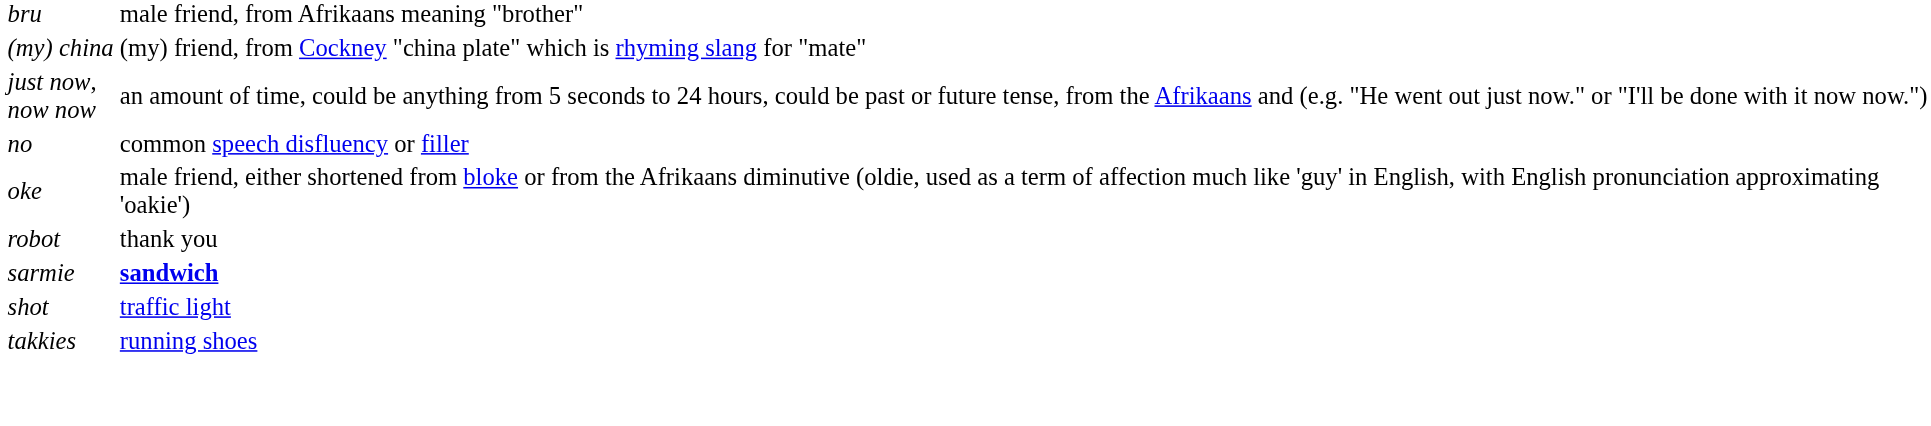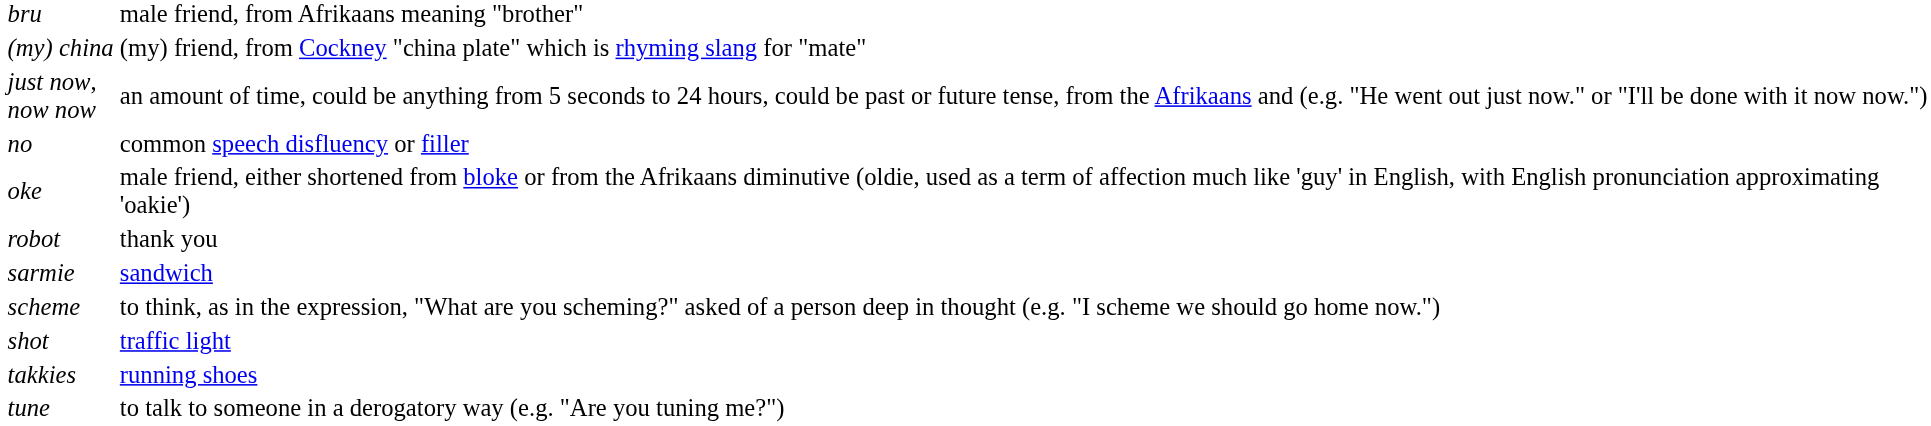(169, 272) bold -> (166, 272) normal
+ row: (44, 306)
+ row: (29, 408)
